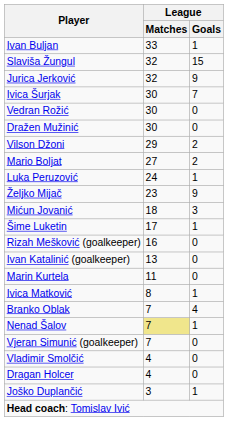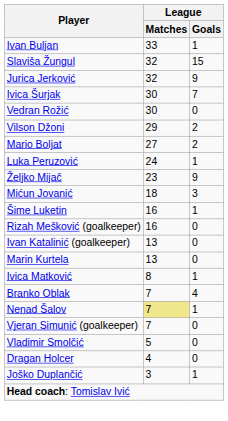- row: (43, 128)
(151, 227) 17 -> (151, 210) 16
(151, 276) 11 -> (151, 260) 13
(149, 359) 4 -> (149, 342) 5
